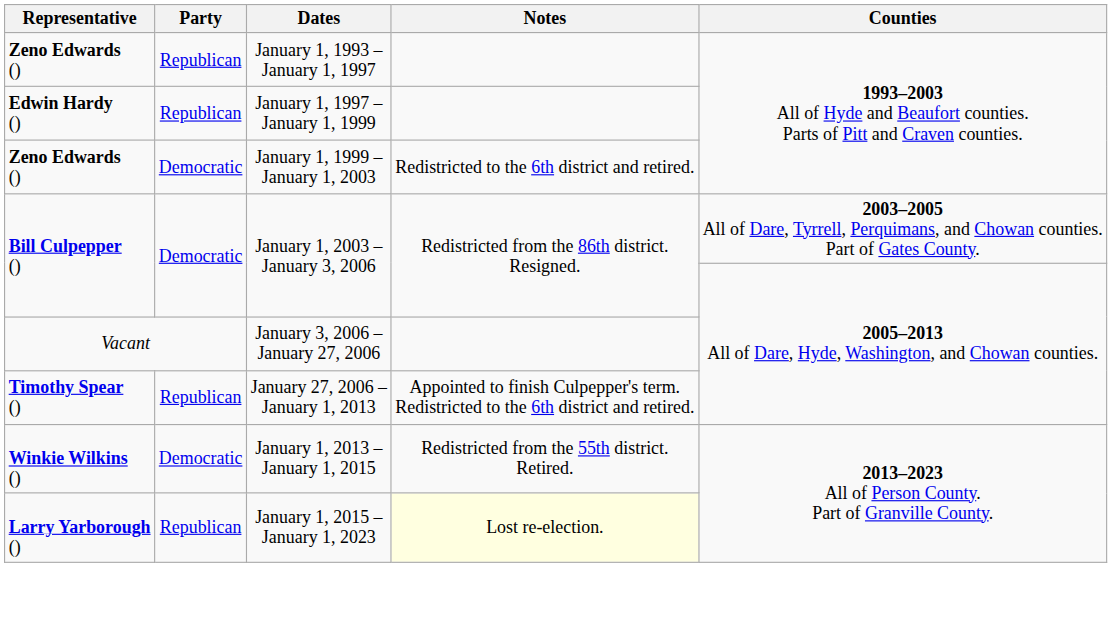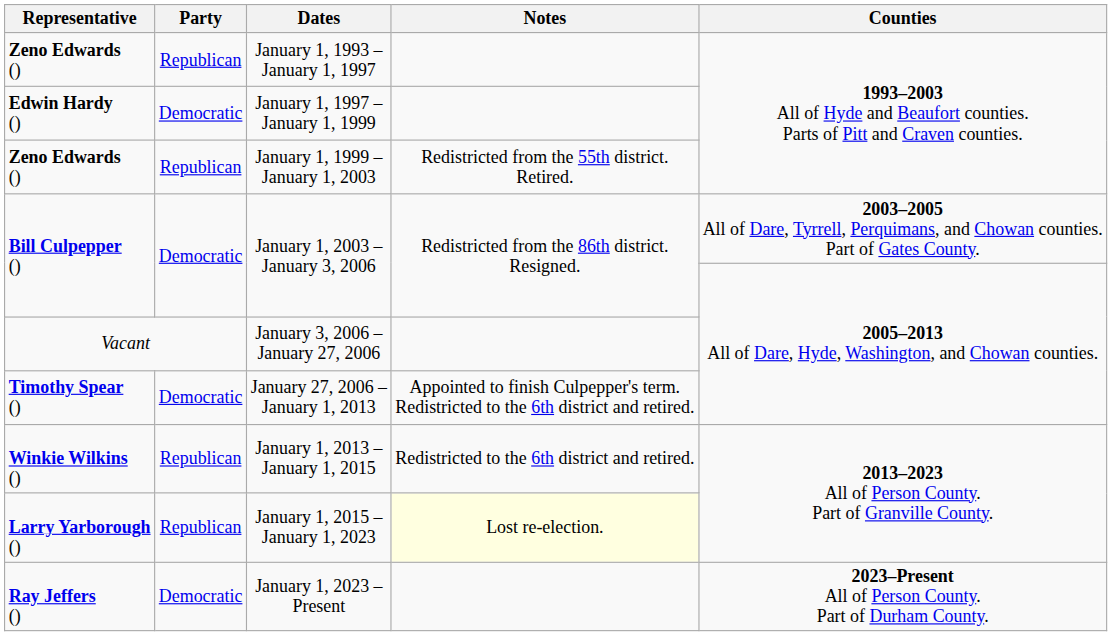(201, 113) Republican -> (201, 113) Democratic
(201, 167) Democratic -> (201, 167) Republican
(545, 167) Redistricted to the 6th district and retired. -> (545, 167) Redistricted from the 55th district. Retired.
(201, 397) Republican -> (201, 397) Democratic
(201, 458) Democratic -> (201, 458) Republican
(545, 458) Redistricted from the 55th district. Retired. -> (545, 458) Redistricted to the 6th district and retired.
+ row: (52, 606)
